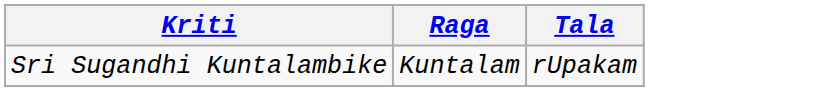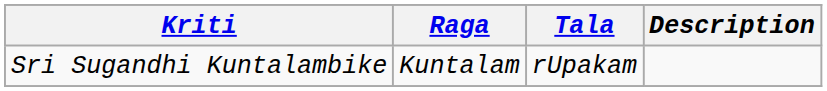+ column: (732, 25)
